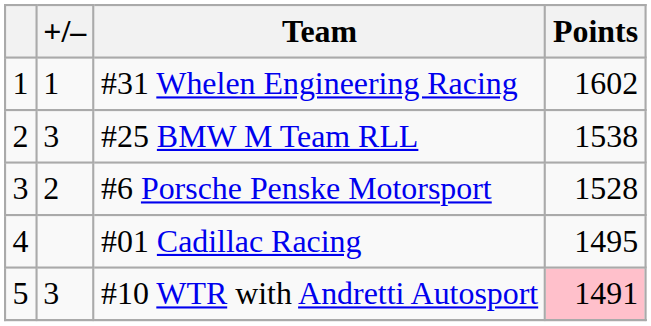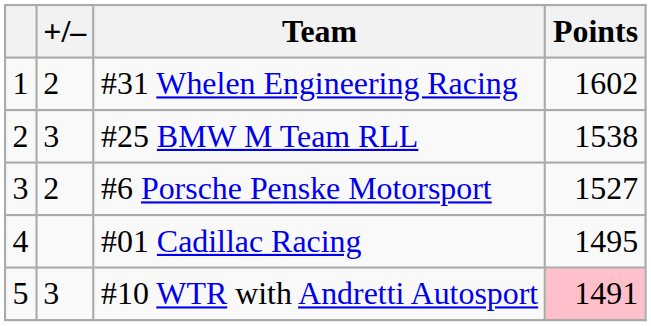(51, 83) 1 -> (51, 83) 2
(606, 188) 1528 -> (606, 188) 1527
